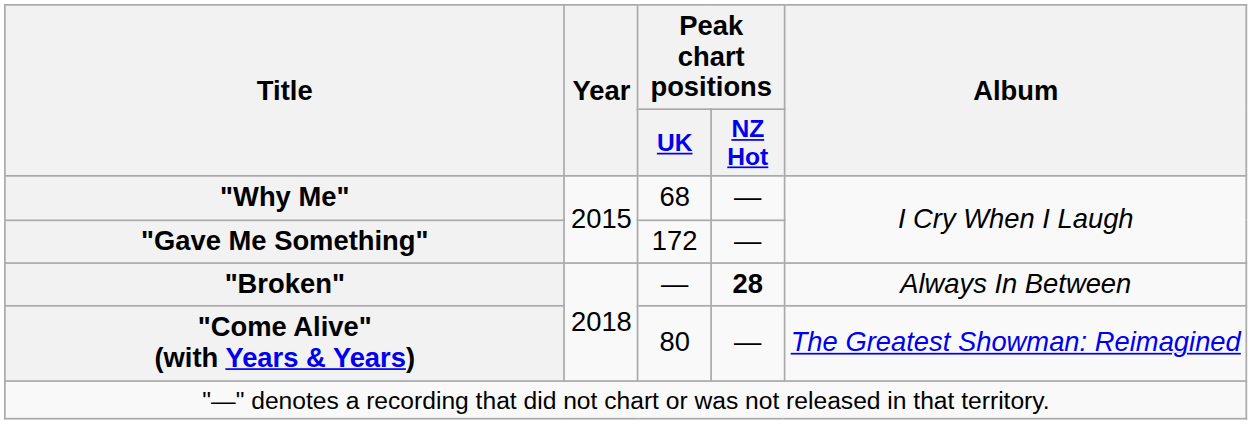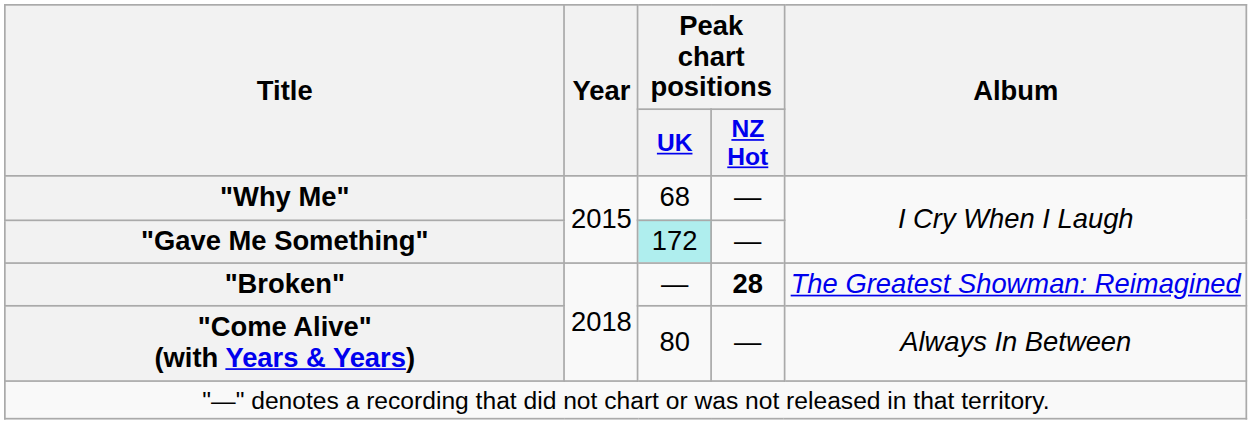(675, 240) no background -> (675, 240) paleturquoise background
(1016, 284) Always In Between -> (1016, 284) The Greatest Showman: Reimagined
(1016, 342) The Greatest Showman: Reimagined -> (1016, 342) Always In Between
